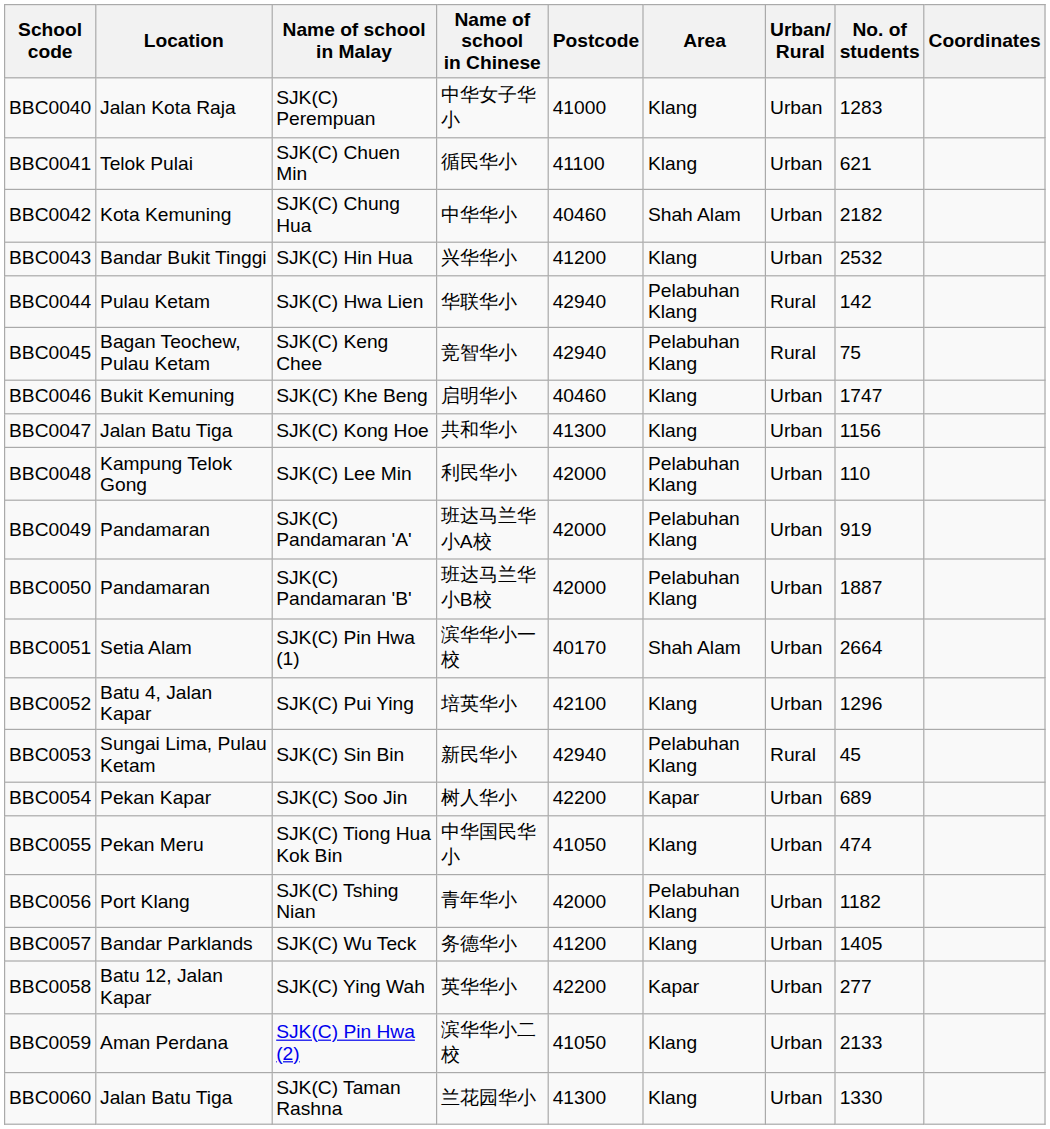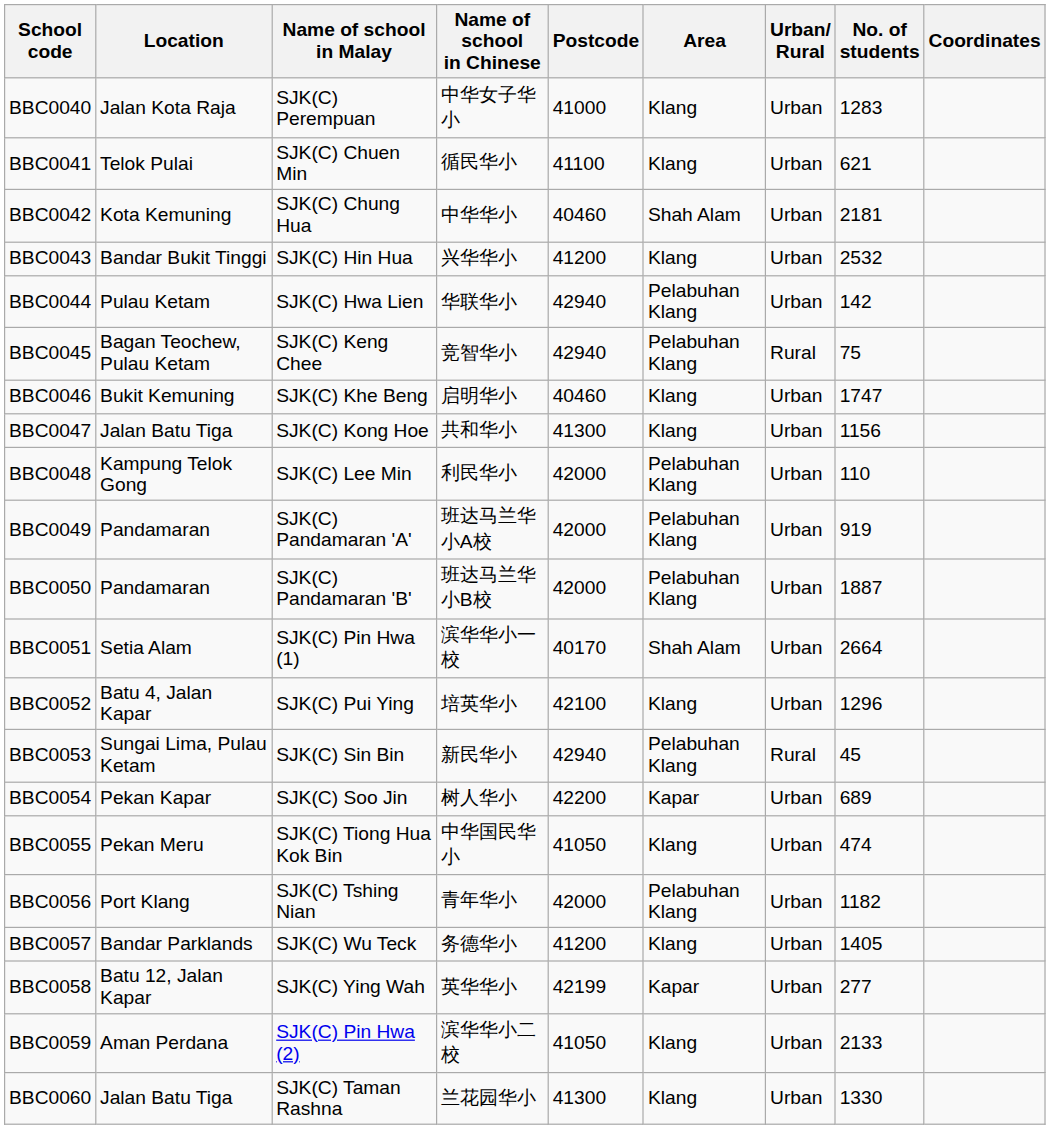(861, 215) 2182 -> (861, 215) 2181
(793, 301) Rural -> (796, 301) Urban
(579, 987) 42200 -> (579, 987) 42199
